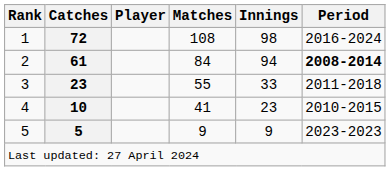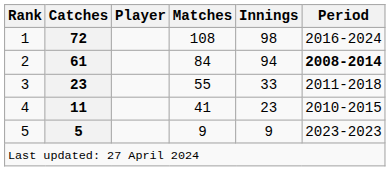(78, 108) 10 -> (78, 108) 11
